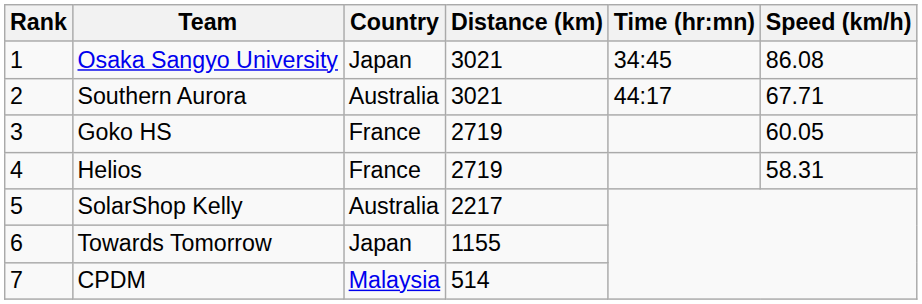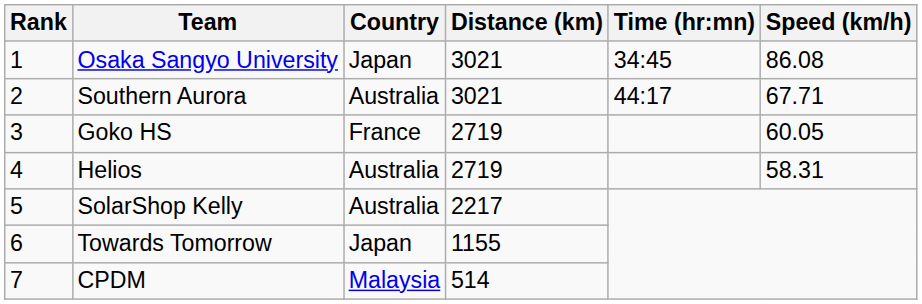(385, 170) France -> (394, 170) Australia
